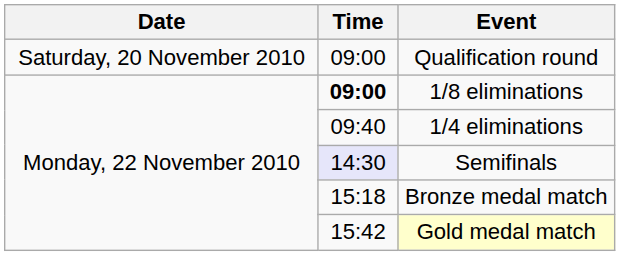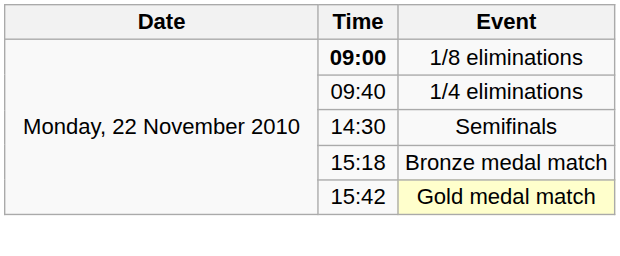- row: (506, 57)
(358, 162) lavender background -> (358, 127) no background
